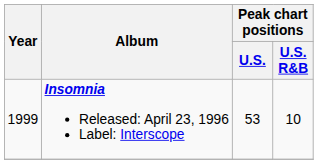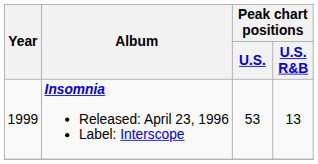(293, 119) 10 -> (293, 119) 13
